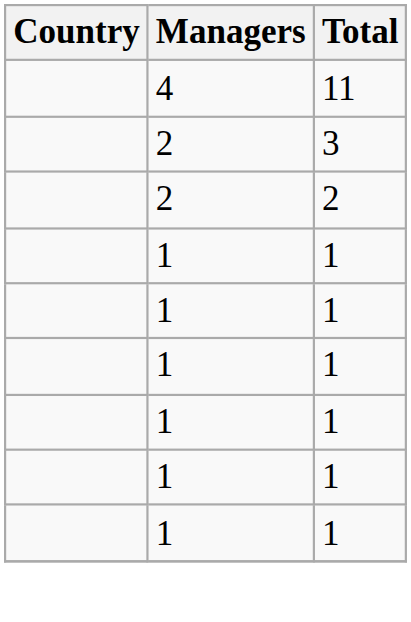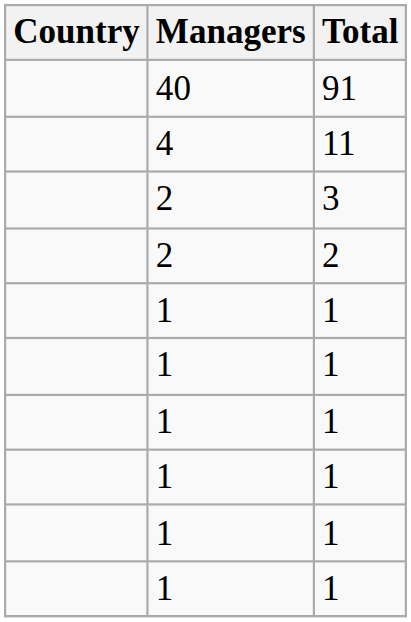+ row: (173, 87)
